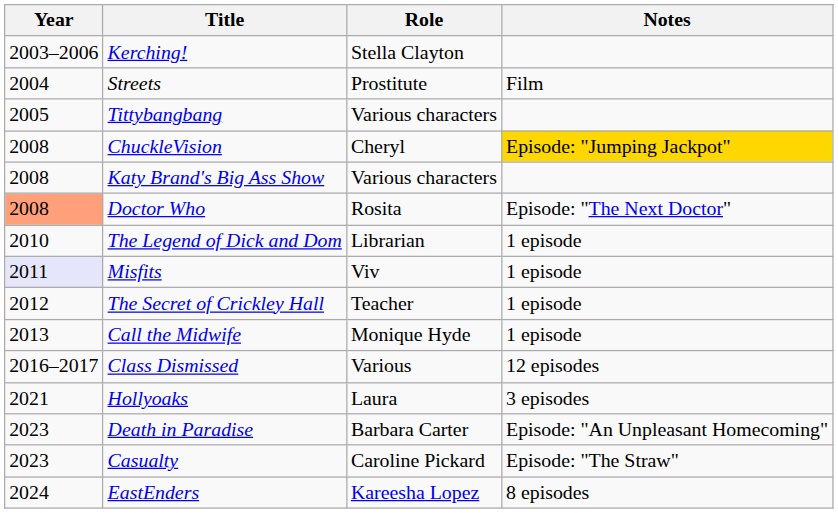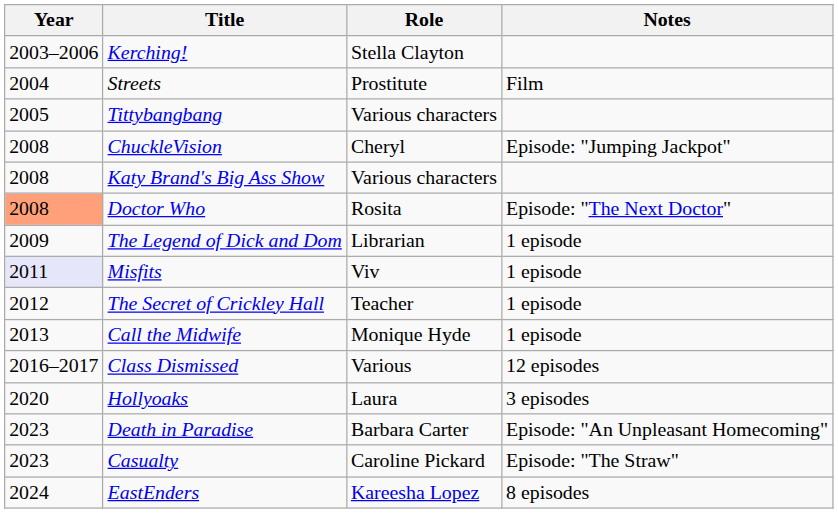(618, 146) gold background -> (618, 146) no background
(29, 240) 2010 -> (29, 240) 2009
(29, 397) 2021 -> (29, 397) 2020
